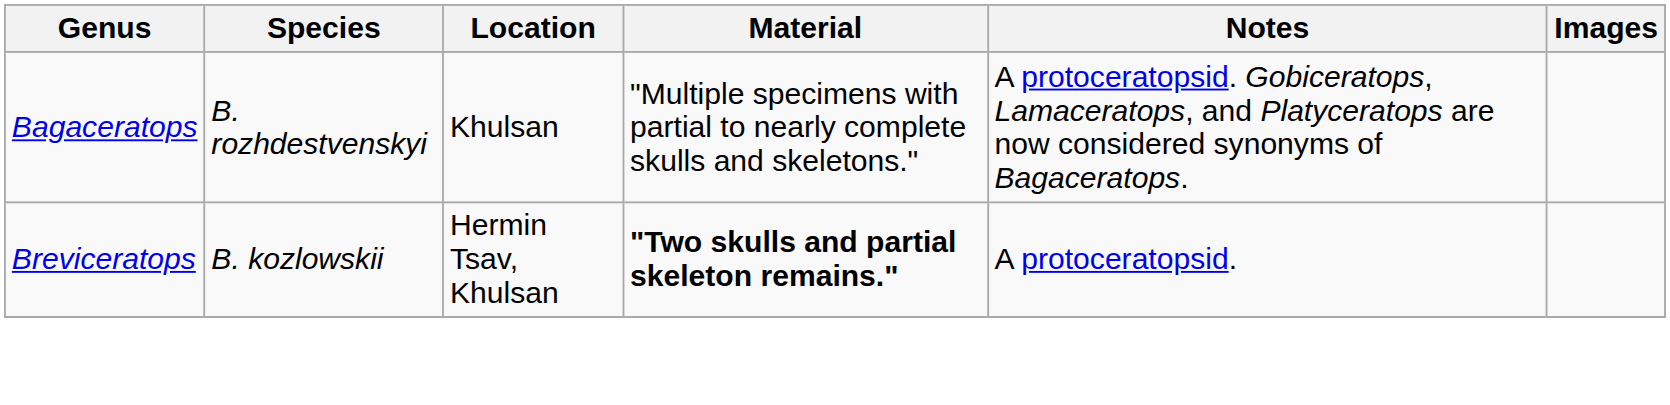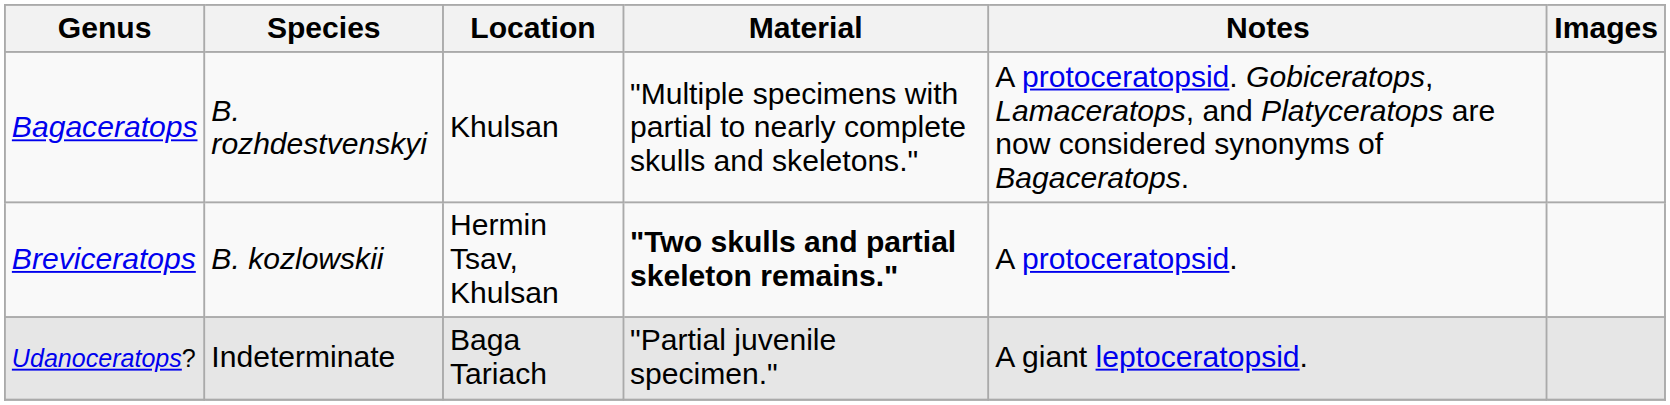+ row: (104, 359)
